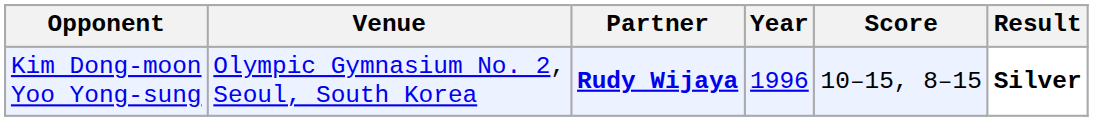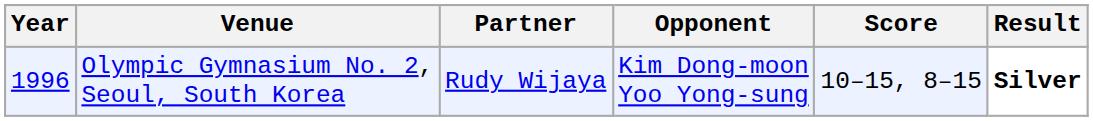columns swapped: (779, 25) <-> (106, 25)
(658, 81) bold -> (526, 81) normal
